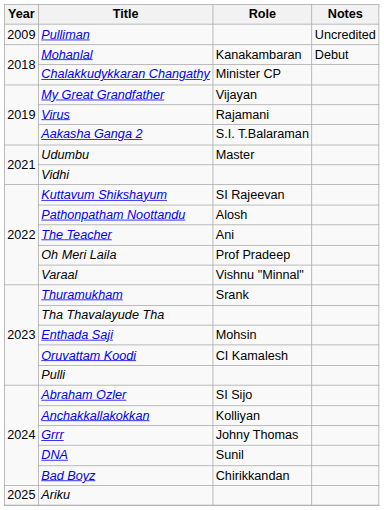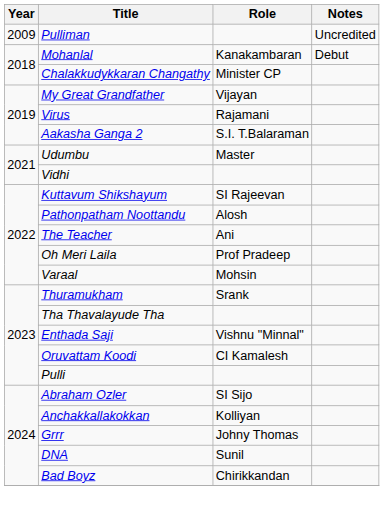(260, 275) Vishnu "Minnal" -> (236, 275) Mohsin
(236, 335) Mohsin -> (260, 335) Vishnu "Minnal"
- row: (56, 495)
